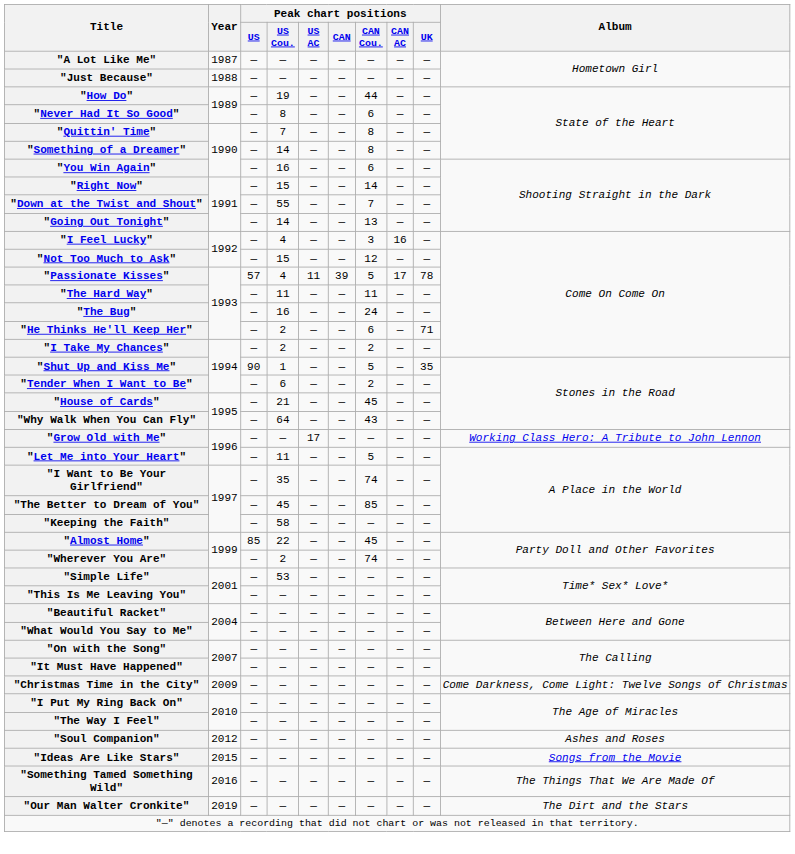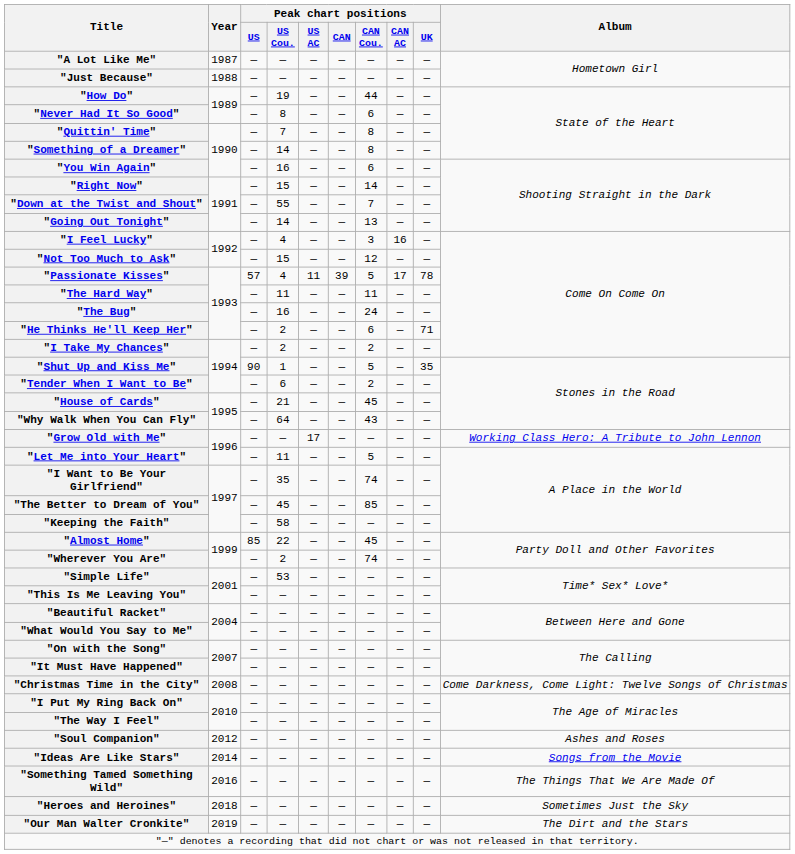(224, 685) 2009 -> (224, 685) 2008
(224, 757) 2015 -> (224, 757) 2014
+ row: (106, 806)
